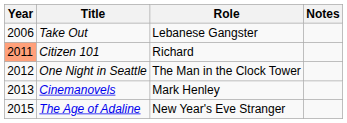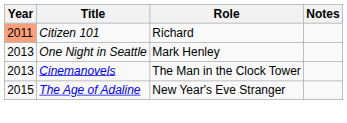- row: (63, 33)
(20, 71) 2012 -> (20, 52) 2013
(227, 71) The Man in the Clock Tower -> (186, 52) Mark Henley
(186, 90) Mark Henley -> (227, 71) The Man in the Clock Tower
